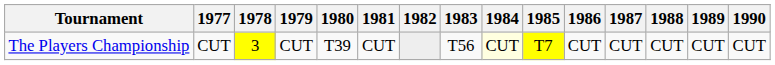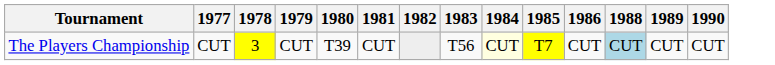- column: (626, 18)
(667, 46) no background -> (626, 46) lightblue background
